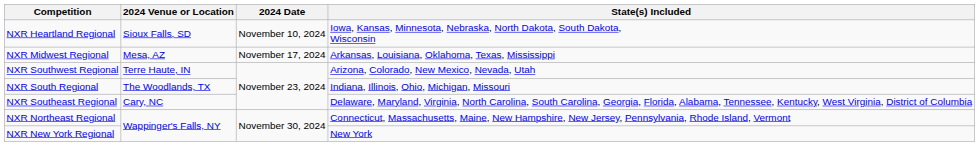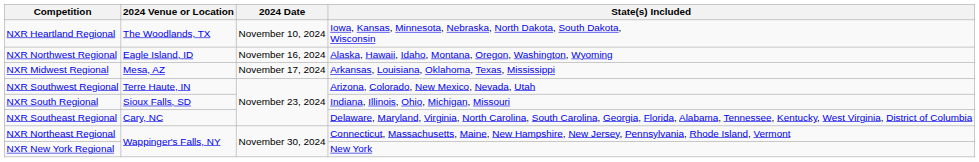(157, 33) Sioux Falls, SD -> (167, 33) The Woodlands, TX
+ row: (62, 54)
(167, 86) The Woodlands, TX -> (157, 102) Sioux Falls, SD
